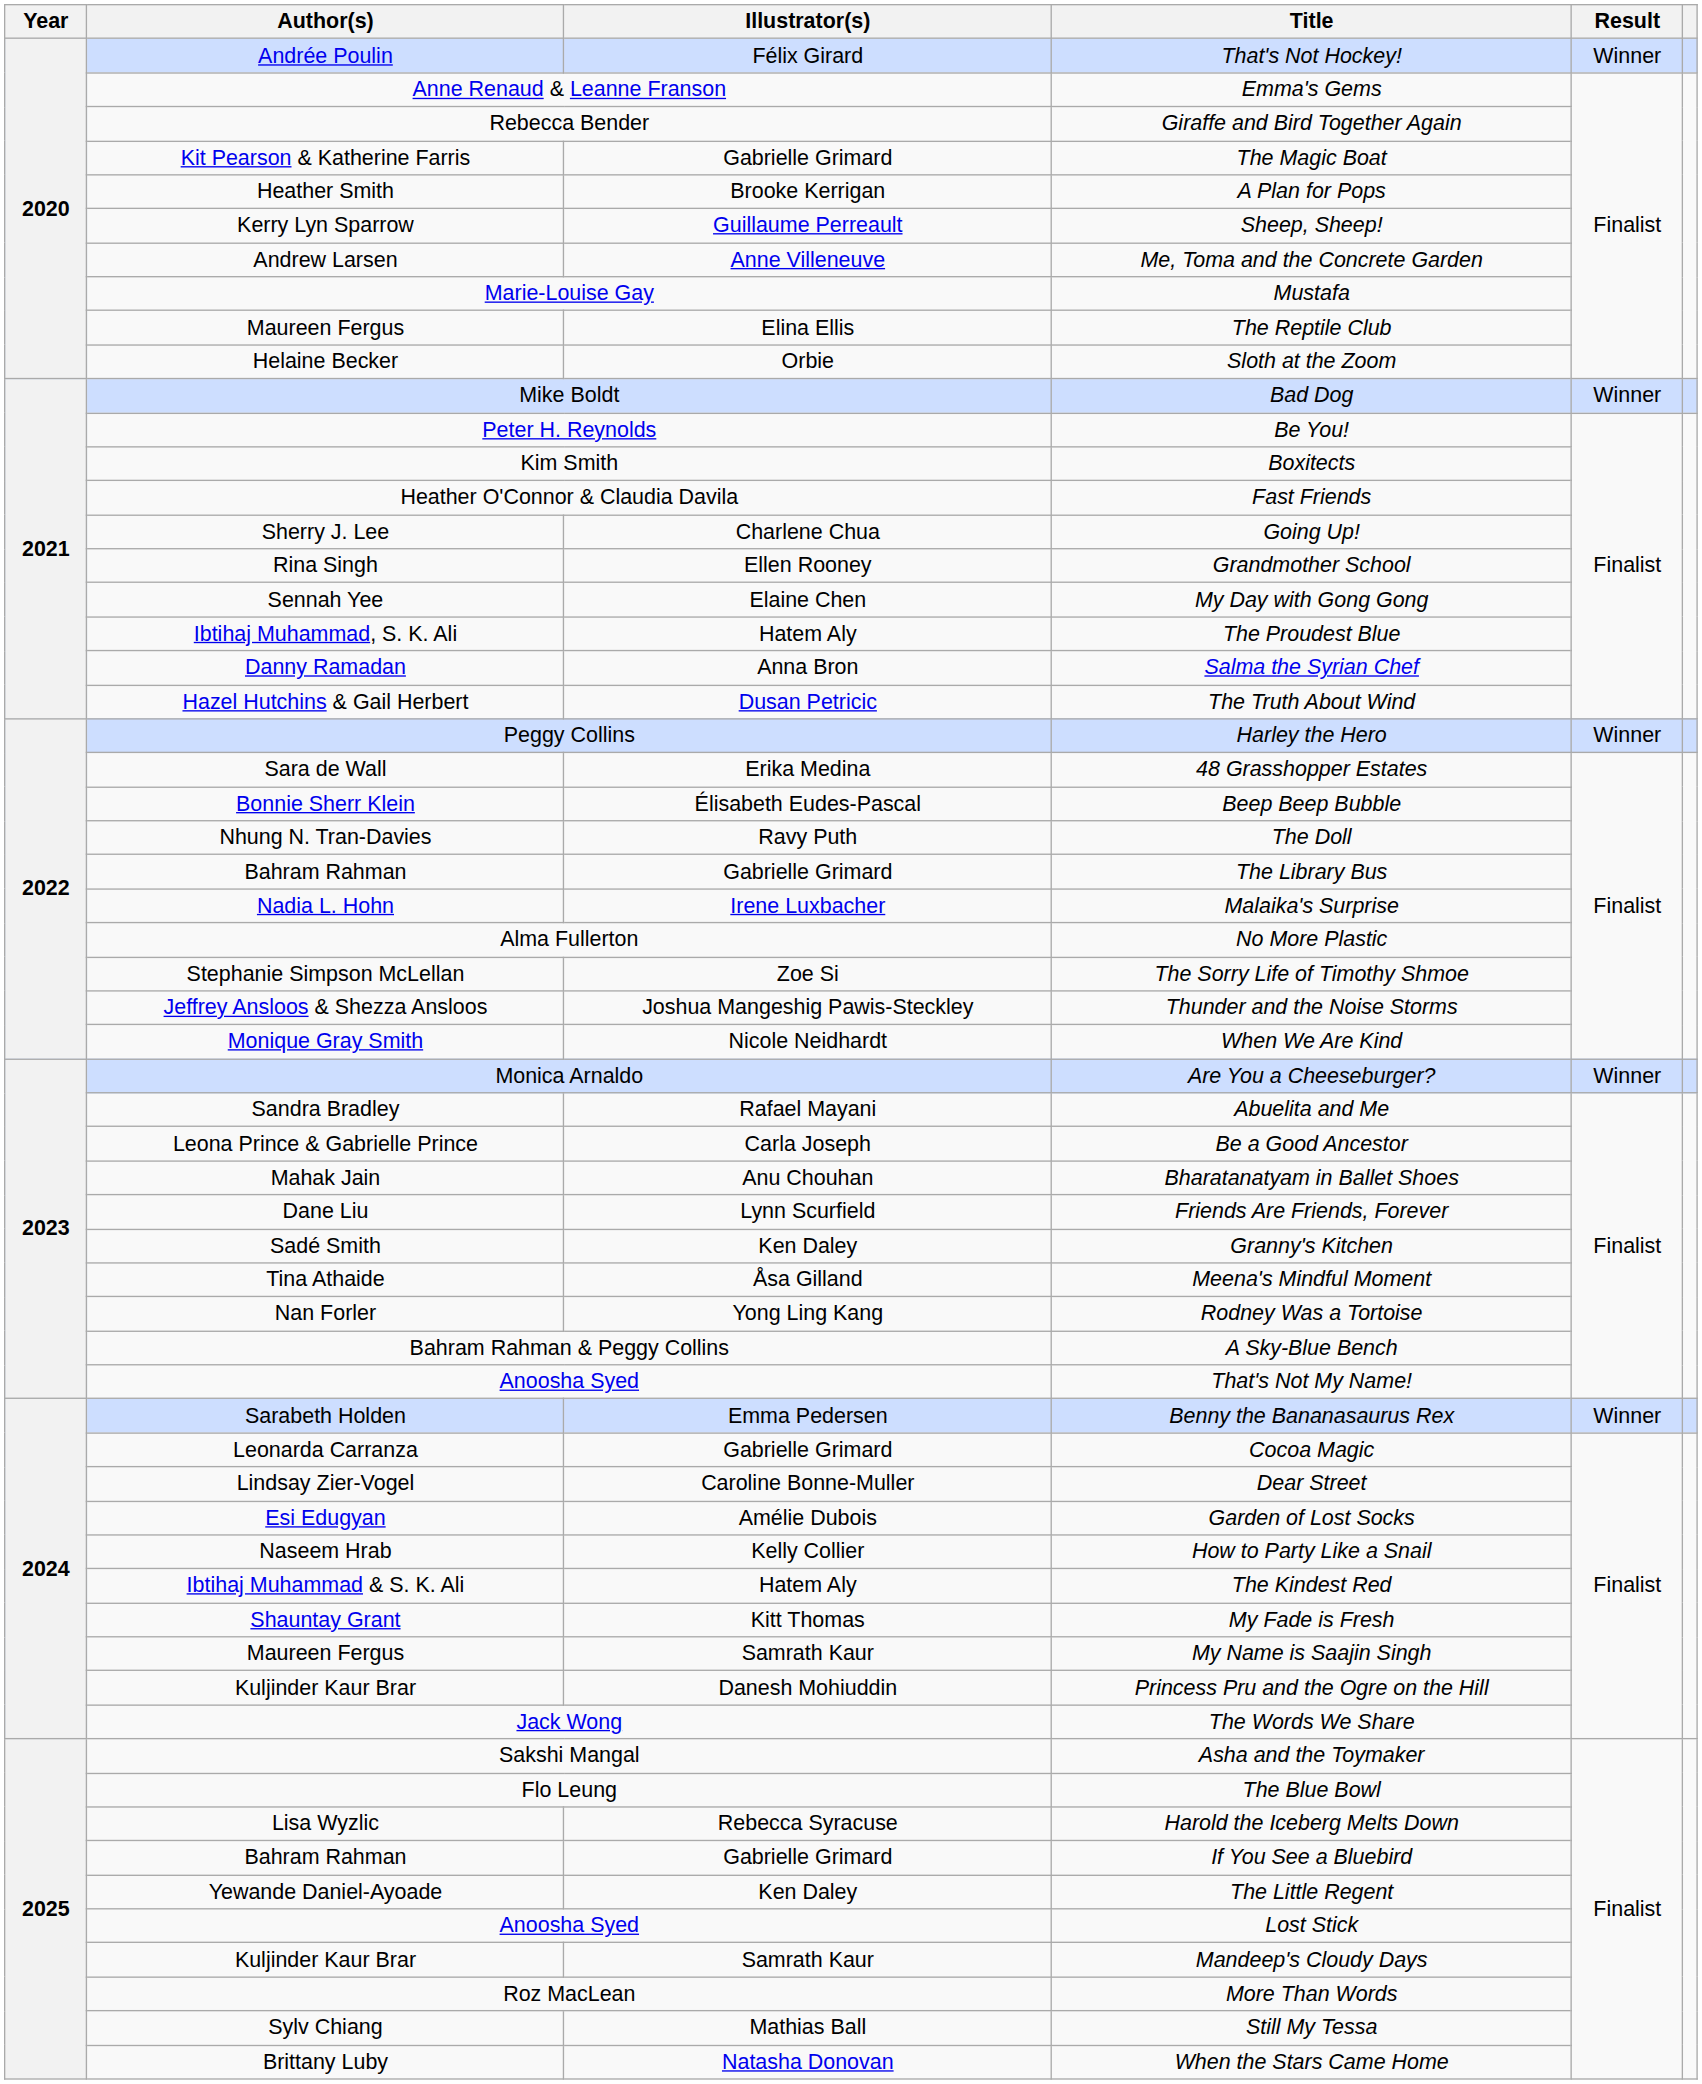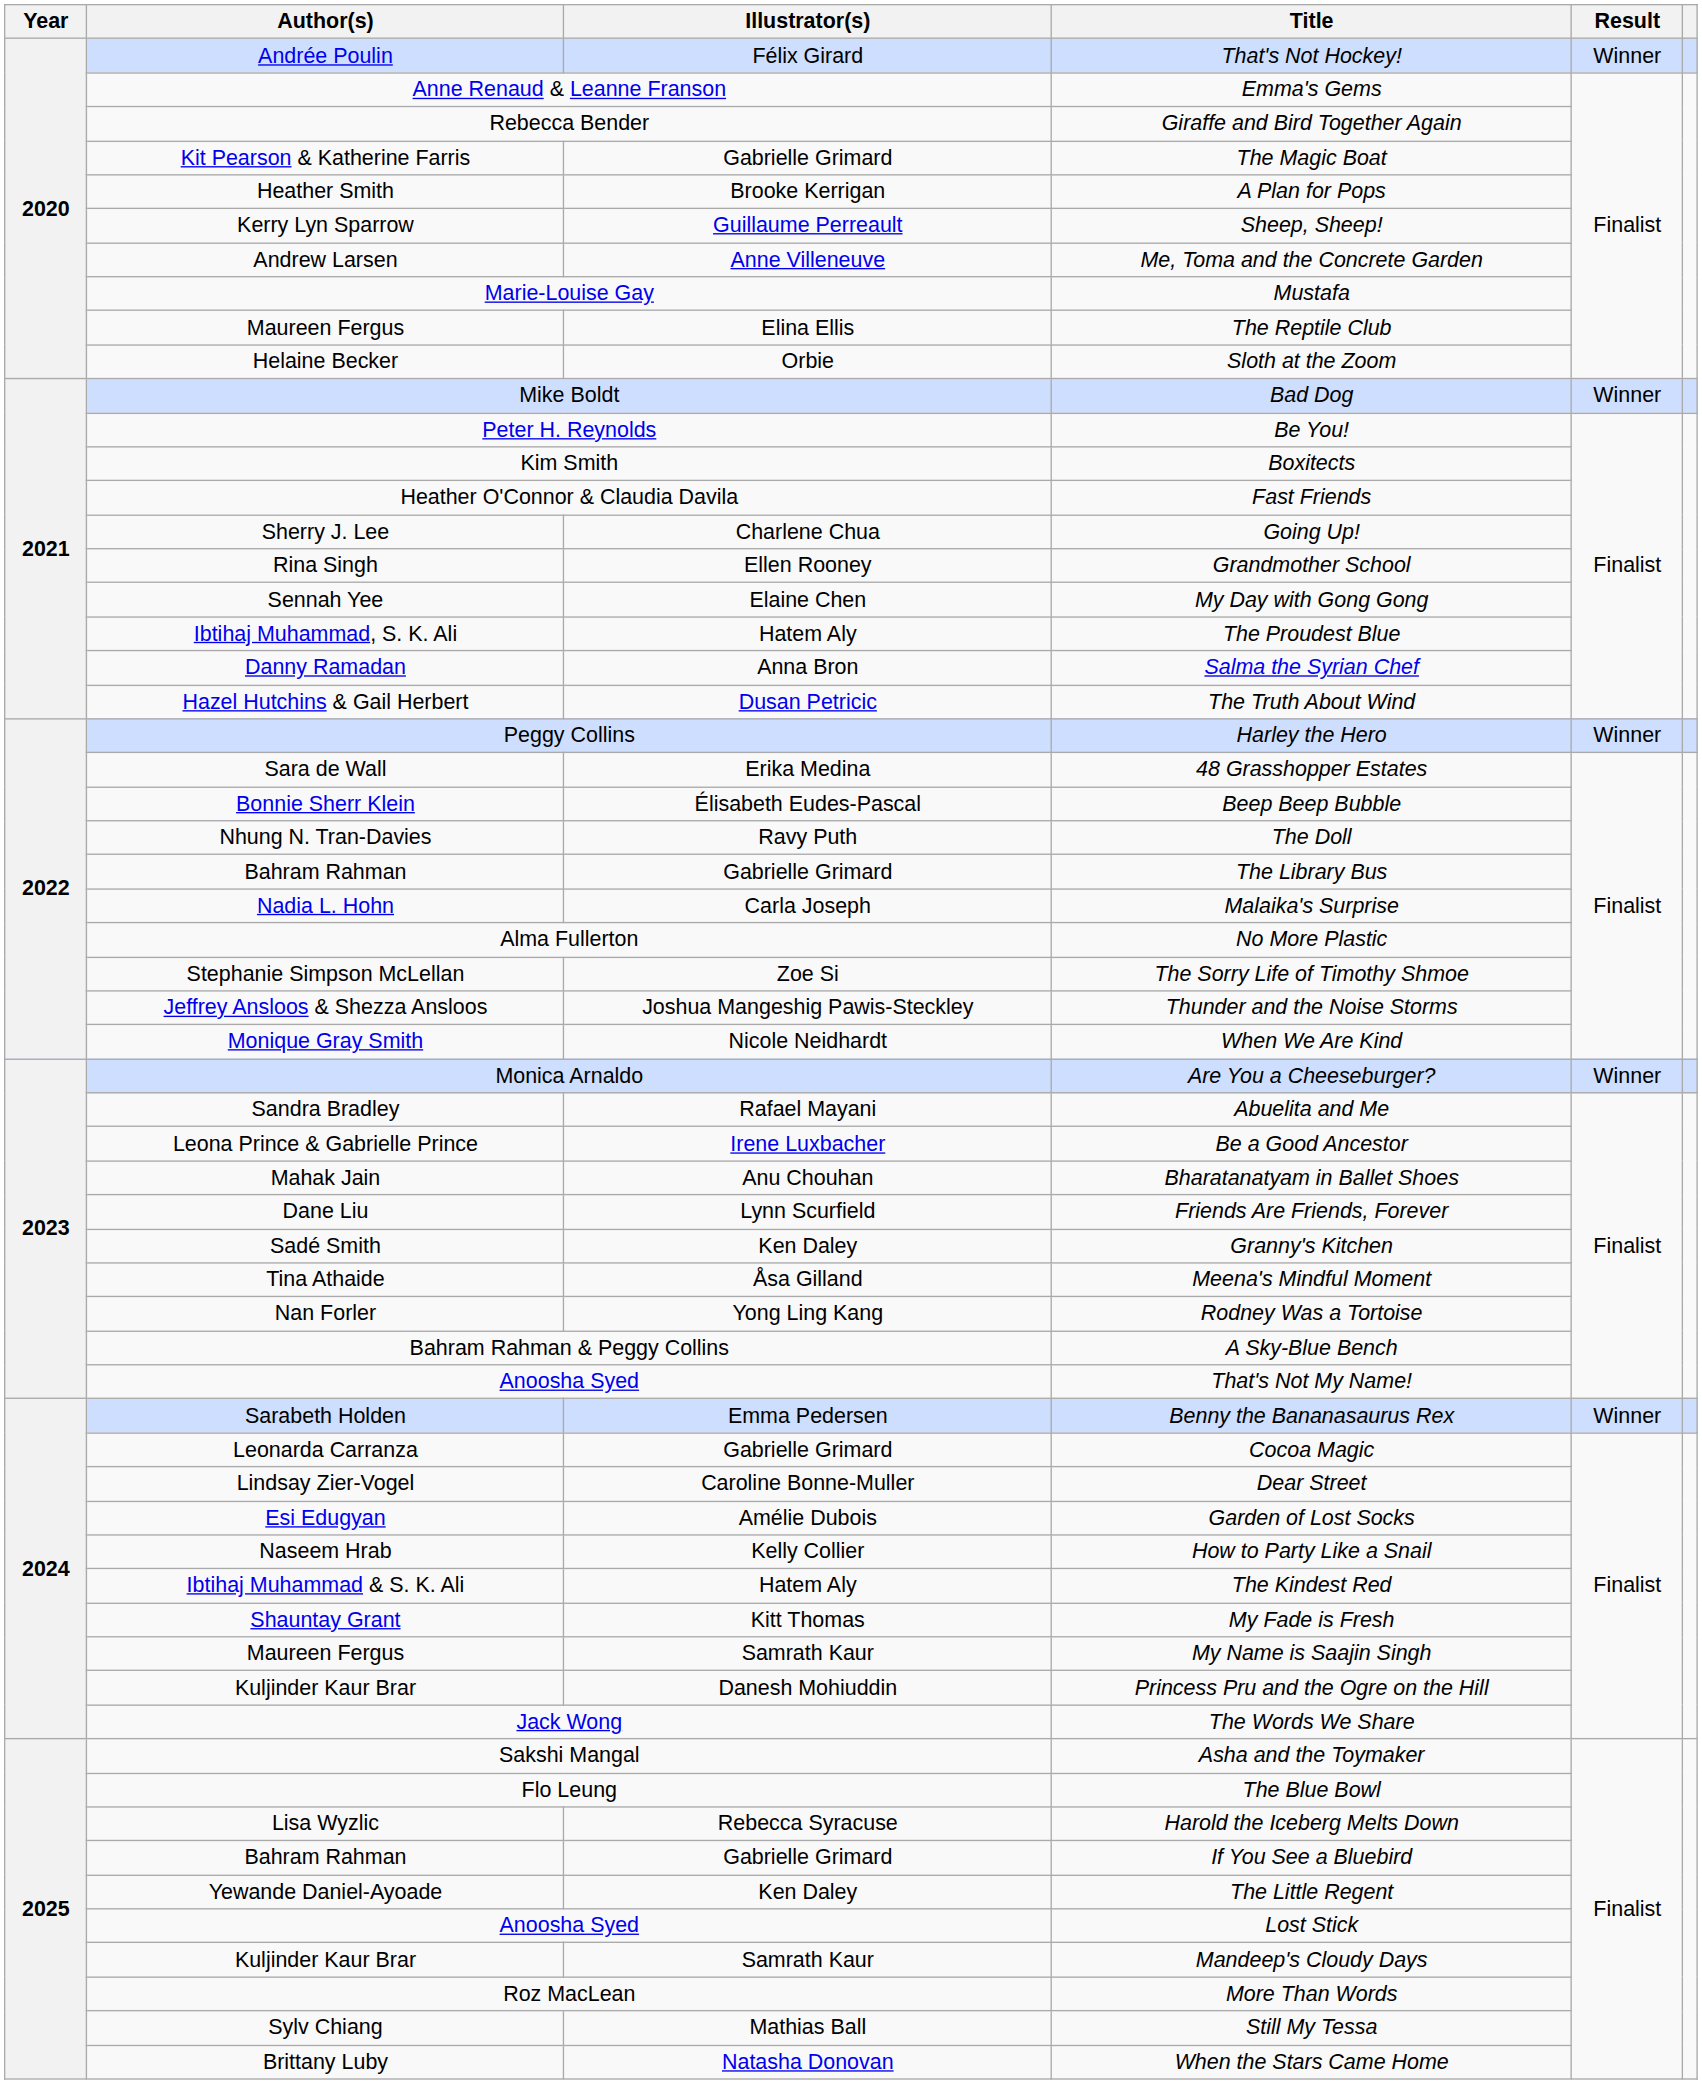(808, 905) Irene Luxbacher -> (808, 905) Carla Joseph
(808, 1143) Carla Joseph -> (808, 1143) Irene Luxbacher
